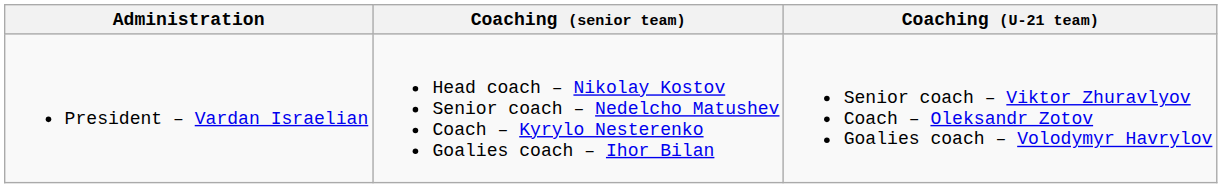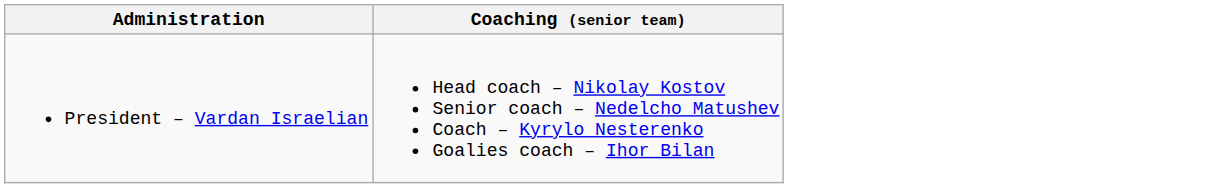- column: (1000, 19)
